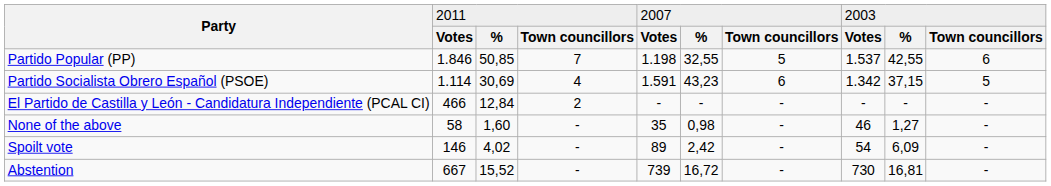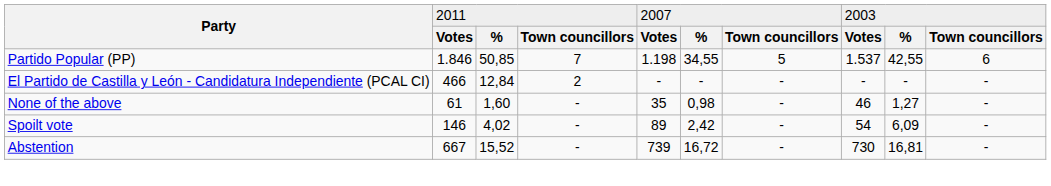(701, 59) 32,55 -> (701, 59) 34,55
- row: (138, 81)
(454, 125) 58 -> (454, 103) 61
